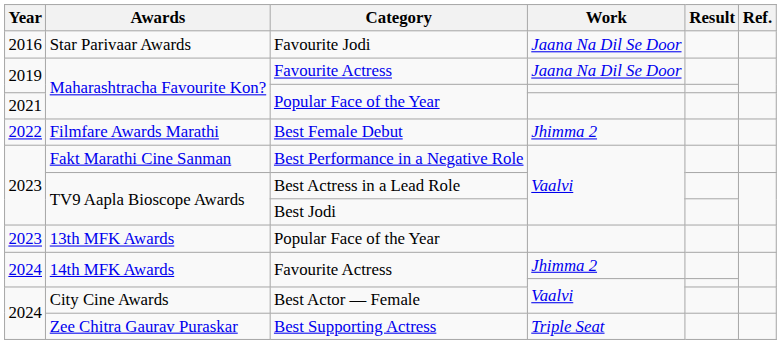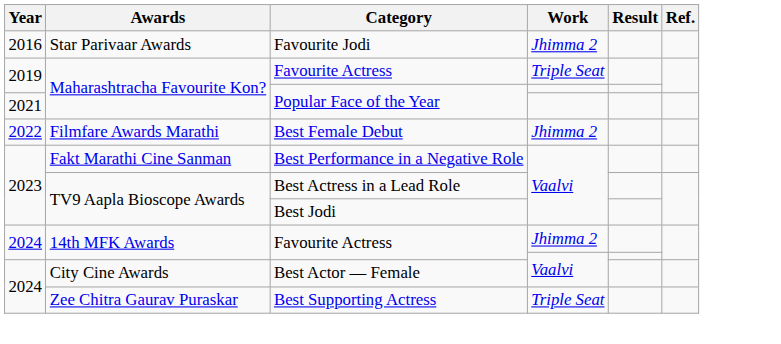(606, 44) Jaana Na Dil Se Door -> (564, 44) Jhimma 2
(606, 71) Jaana Na Dil Se Door -> (568, 71) Triple Seat
- row: (112, 238)
